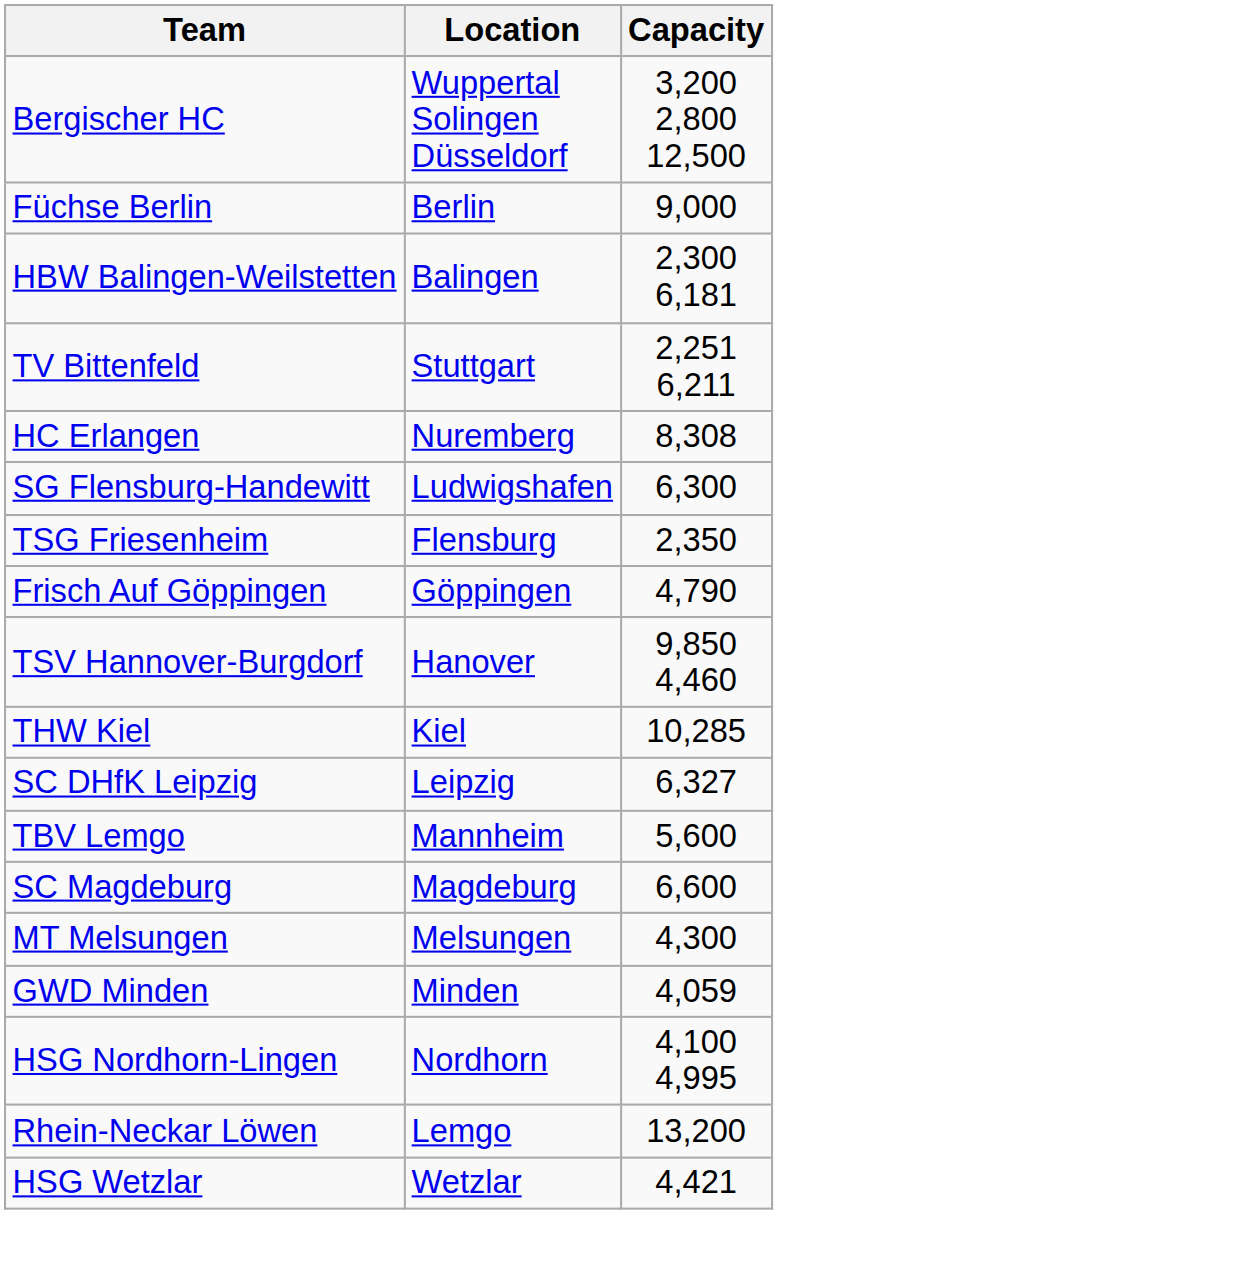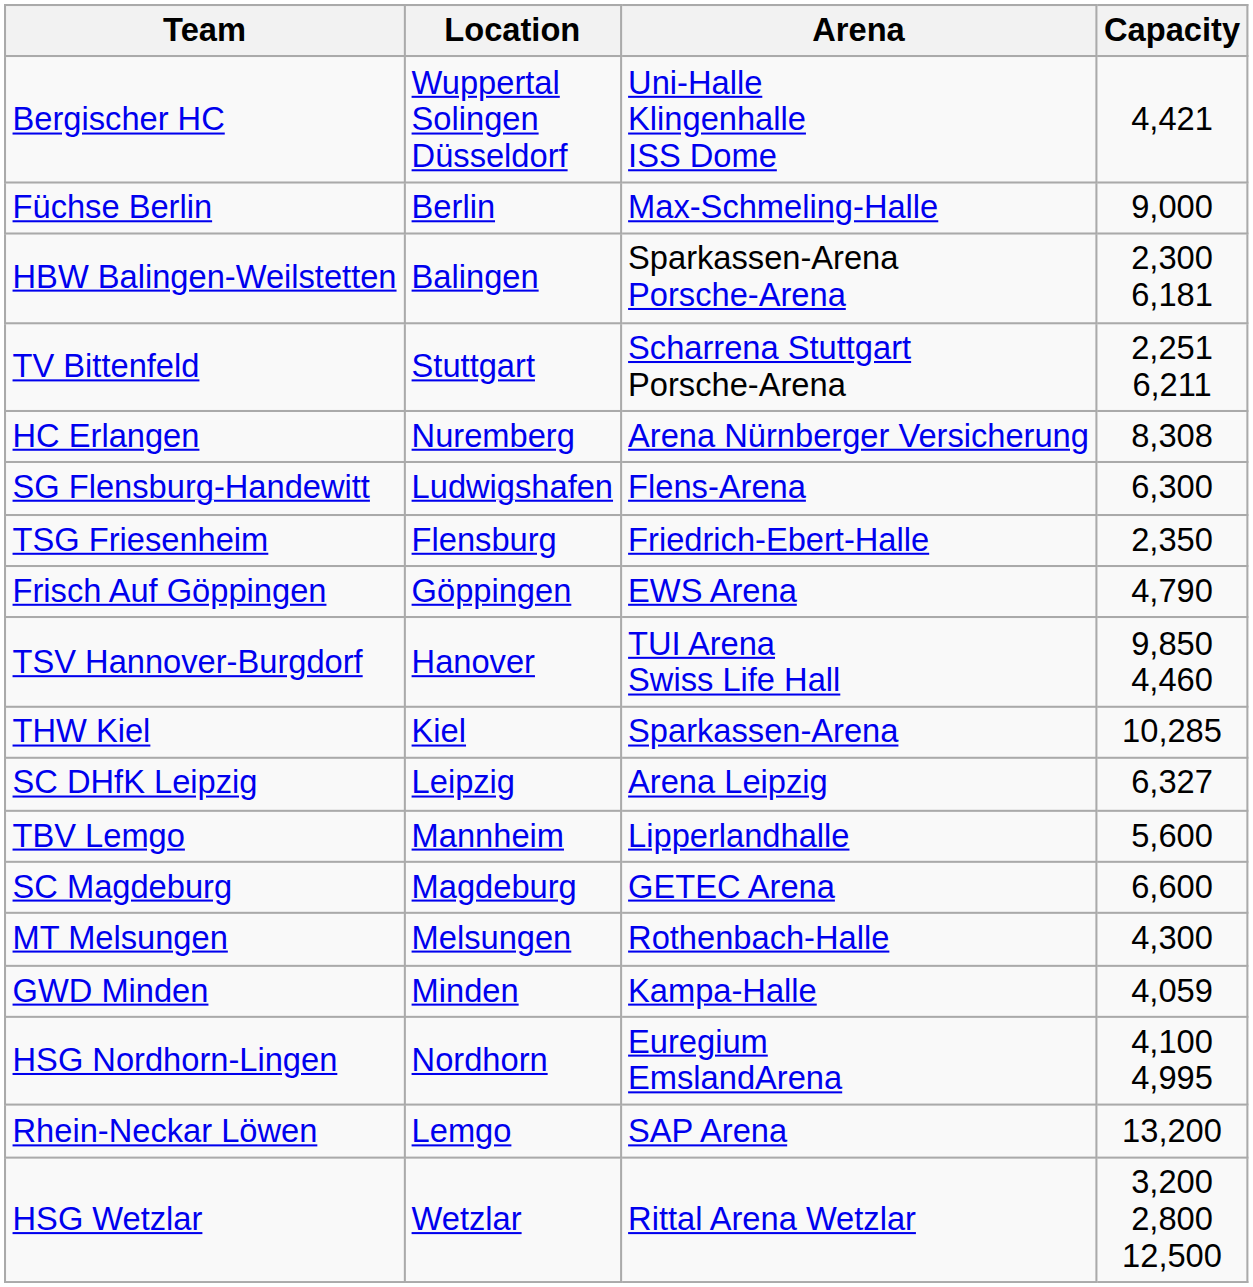+ column: (858, 30)
(696, 118) 3,200 2,800 12,500 -> (1172, 118) 4,421
(696, 1182) 4,421 -> (1172, 1219) 3,200 2,800 12,500
